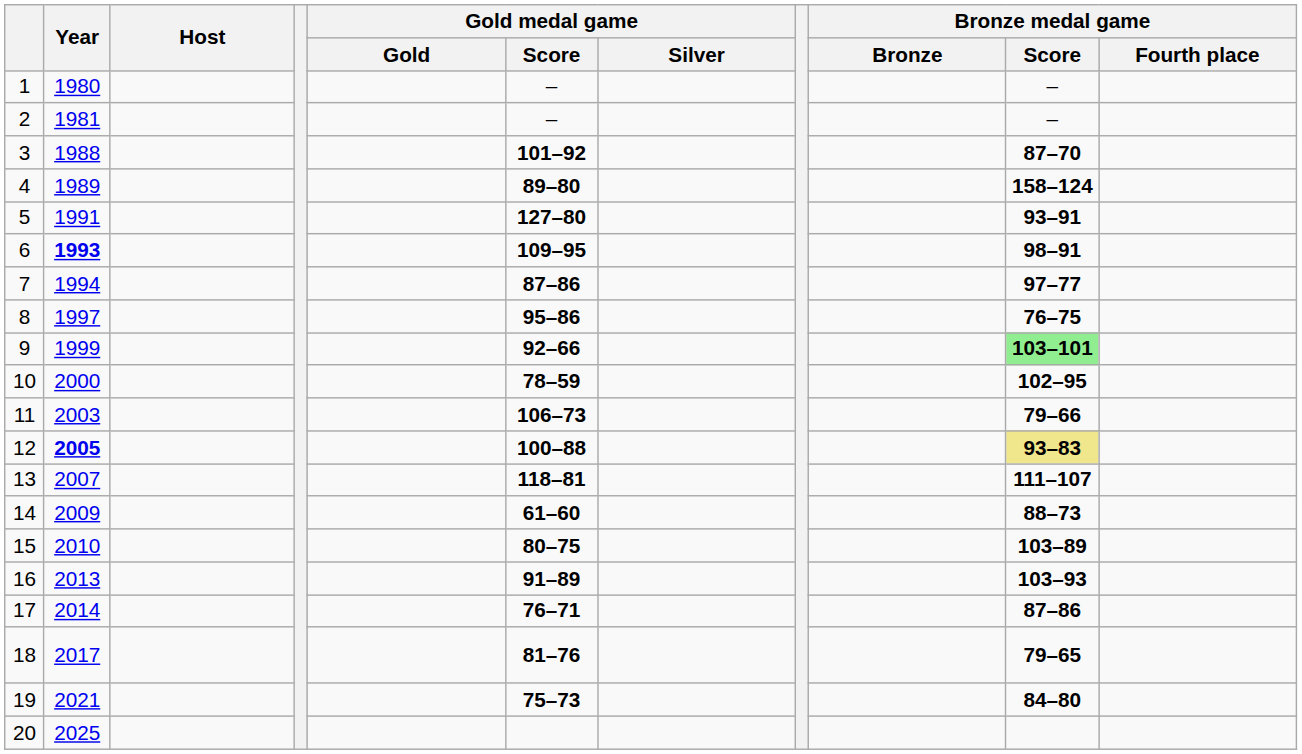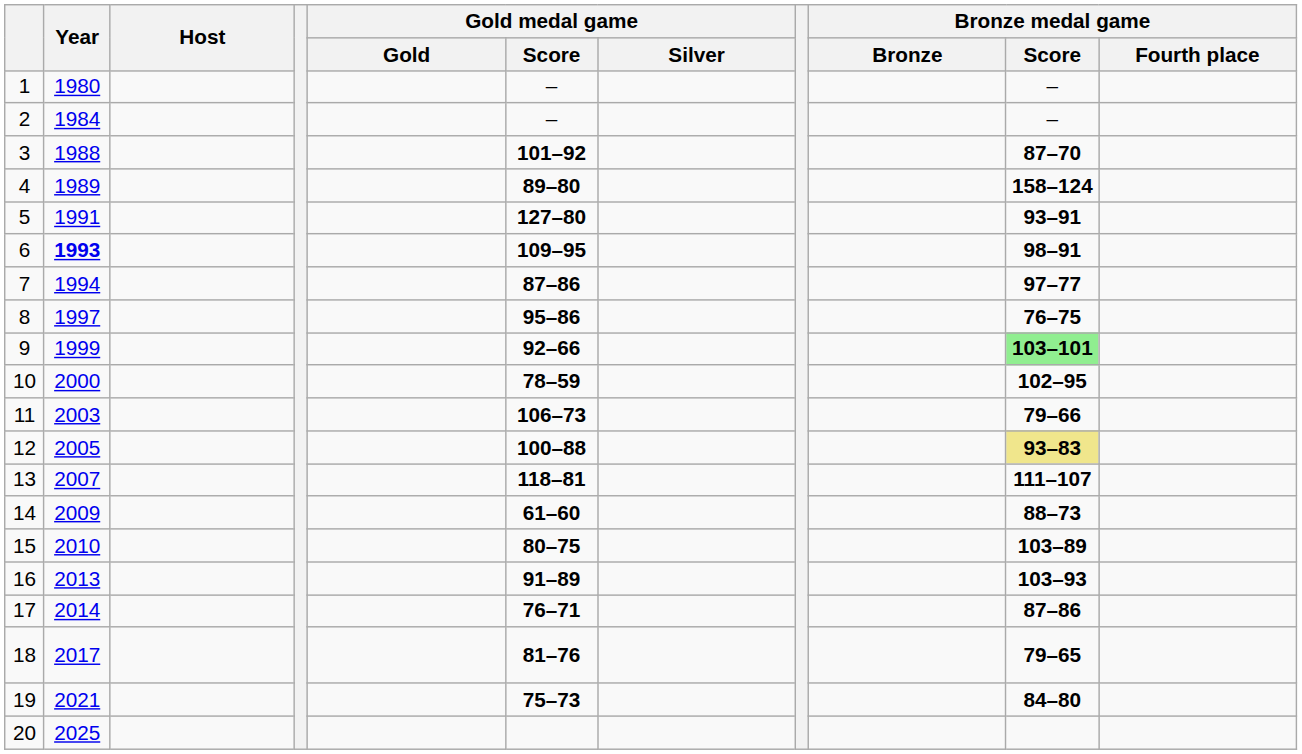(77, 120) 1981 -> (77, 120) 1984
(77, 447) bold -> (77, 447) normal
